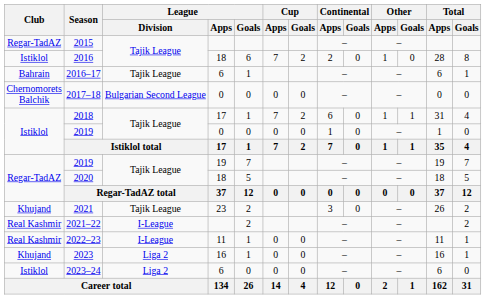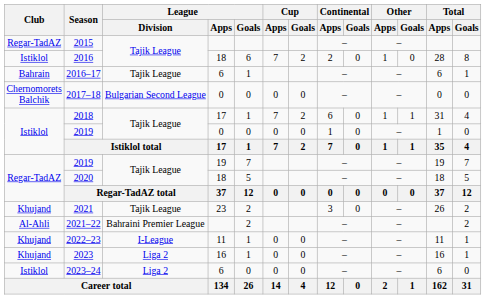(34, 224) Real Kashmir -> (34, 224) Al-Ahli
(155, 224) I-League -> (155, 224) Bahraini Premier League
(34, 239) Real Kashmir -> (34, 239) Khujand
